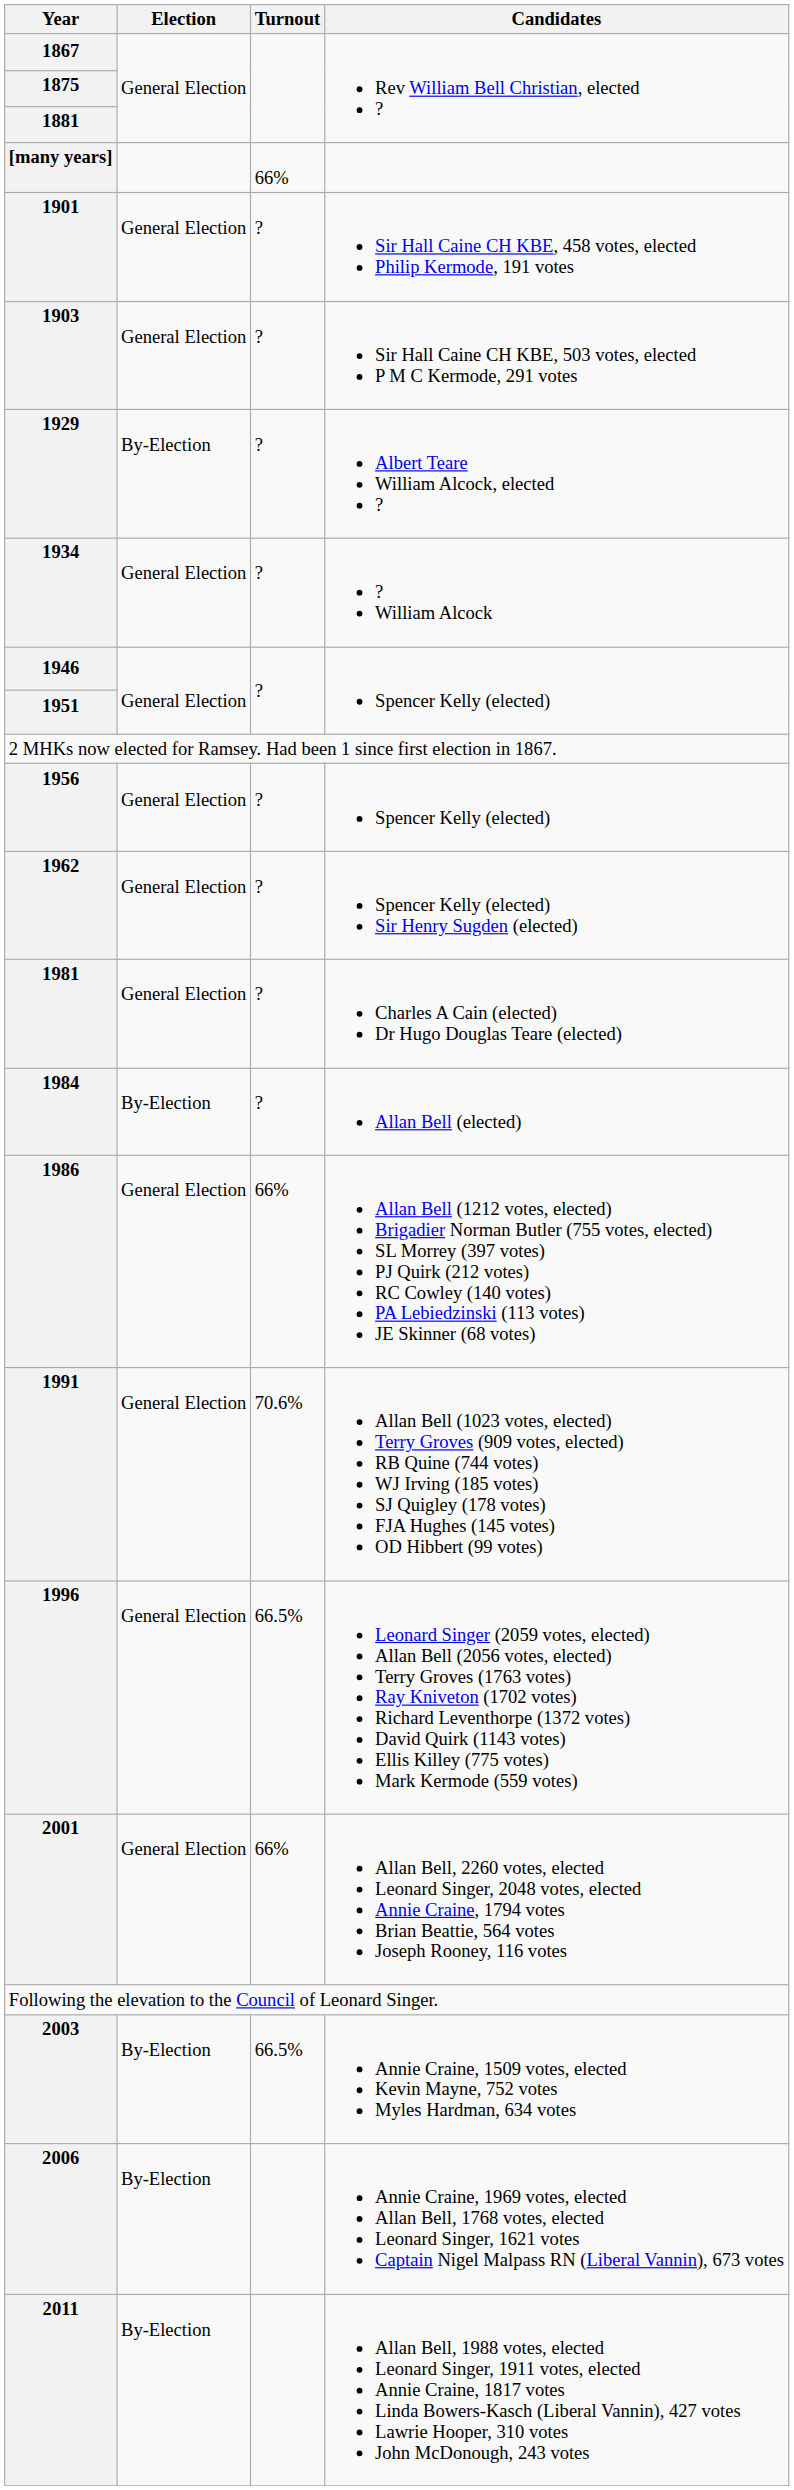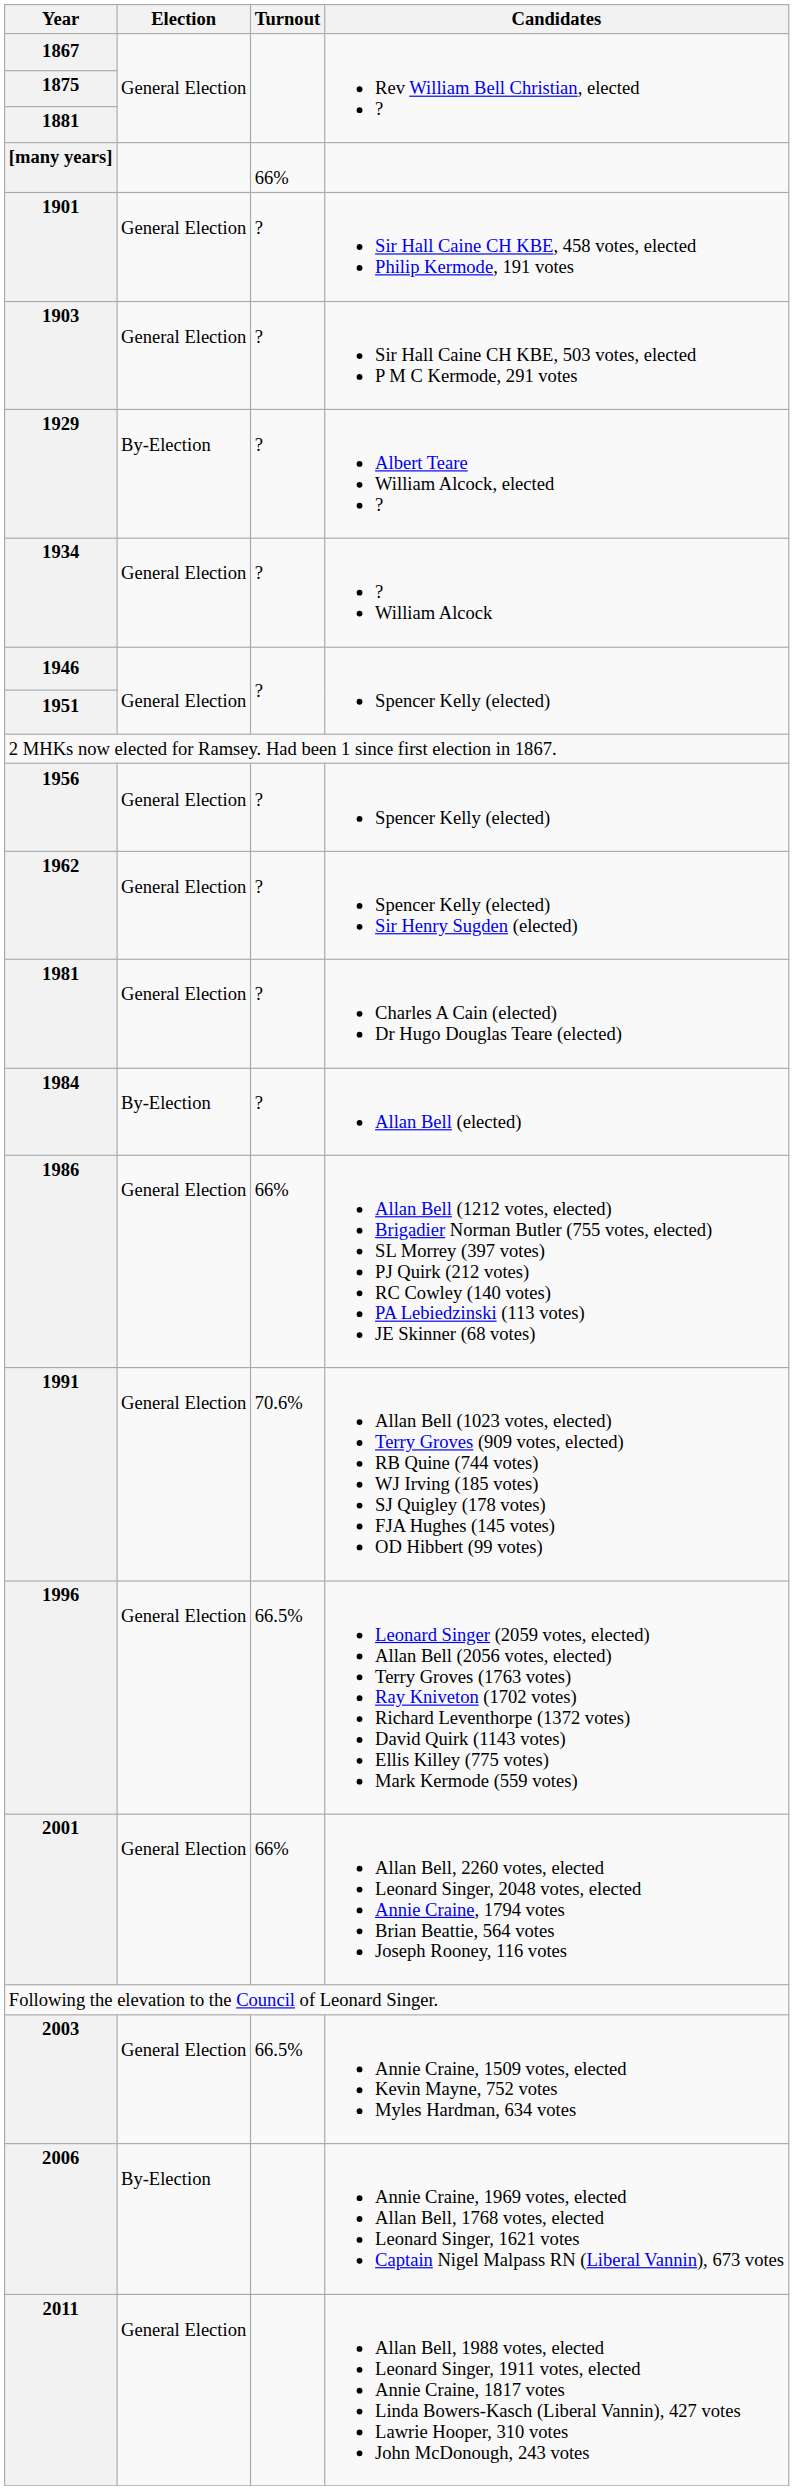(166, 2050) By-Election -> (184, 2050) General Election
(166, 2329) By-Election -> (184, 2329) General Election
